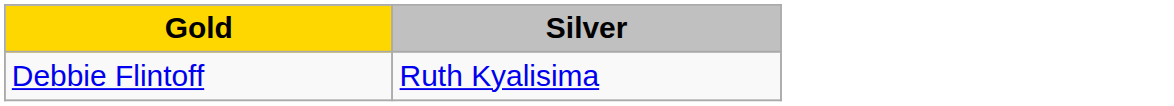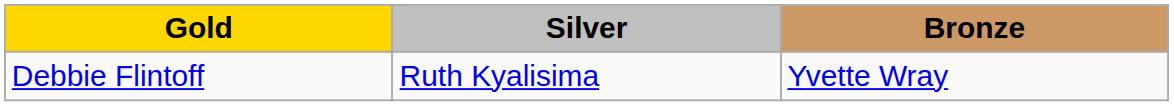+ column: (974, 28)
